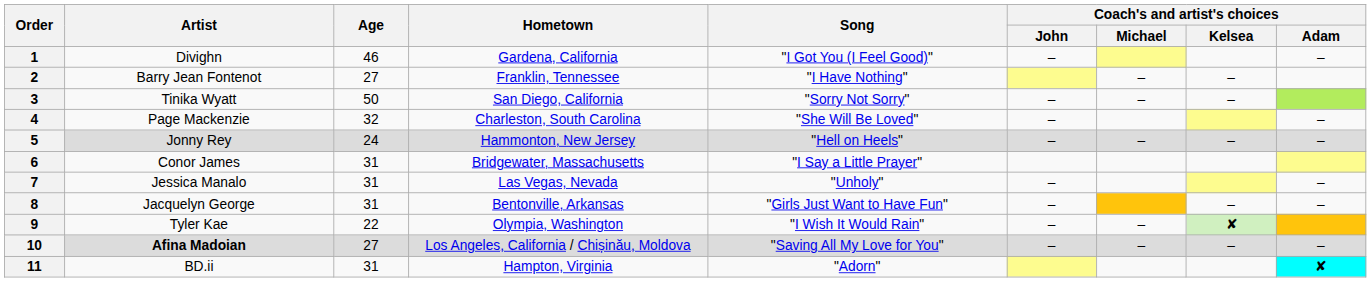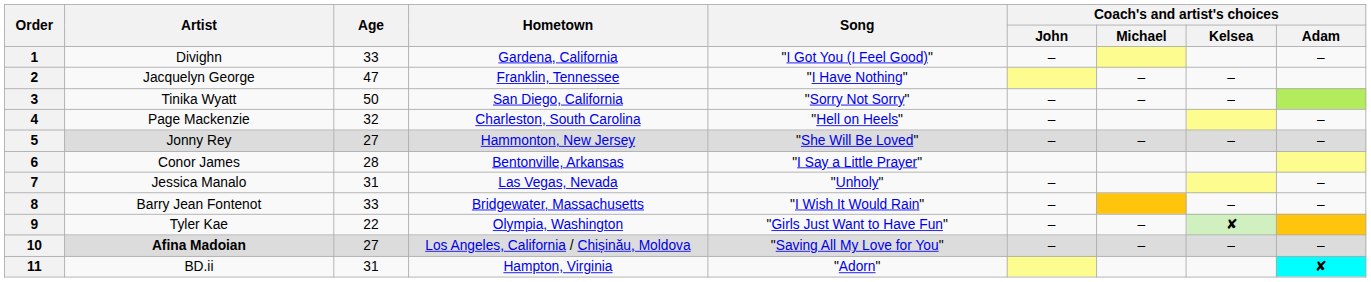(371, 57) 46 -> (371, 57) 33
(199, 78) Barry Jean Fontenot -> (199, 78) Jacquelyn George
(371, 78) 27 -> (371, 78) 47
(857, 120) "She Will Be Loved" -> (857, 120) "Hell on Heels"
(371, 141) 24 -> (371, 141) 27
(857, 141) "Hell on Heels" -> (857, 141) "She Will Be Loved"
(371, 162) 31 -> (371, 162) 28
(558, 162) Bridgewater, Massachusetts -> (558, 162) Bentonville, Arkansas
(199, 204) Jacquelyn George -> (199, 204) Barry Jean Fontenot
(371, 204) 31 -> (371, 204) 33
(558, 204) Bentonville, Arkansas -> (558, 204) Bridgewater, Massachusetts
(857, 204) "Girls Just Want to Have Fun" -> (857, 204) "I Wish It Would Rain"
(857, 225) "I Wish It Would Rain" -> (857, 225) "Girls Just Want to Have Fun"
